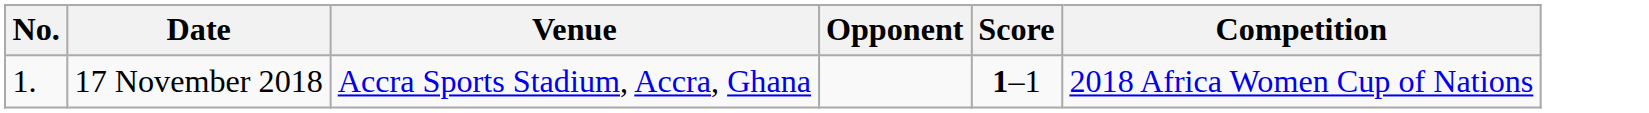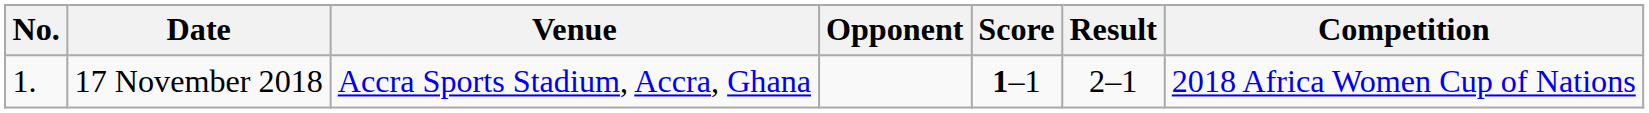+ column: (1113, 30)
